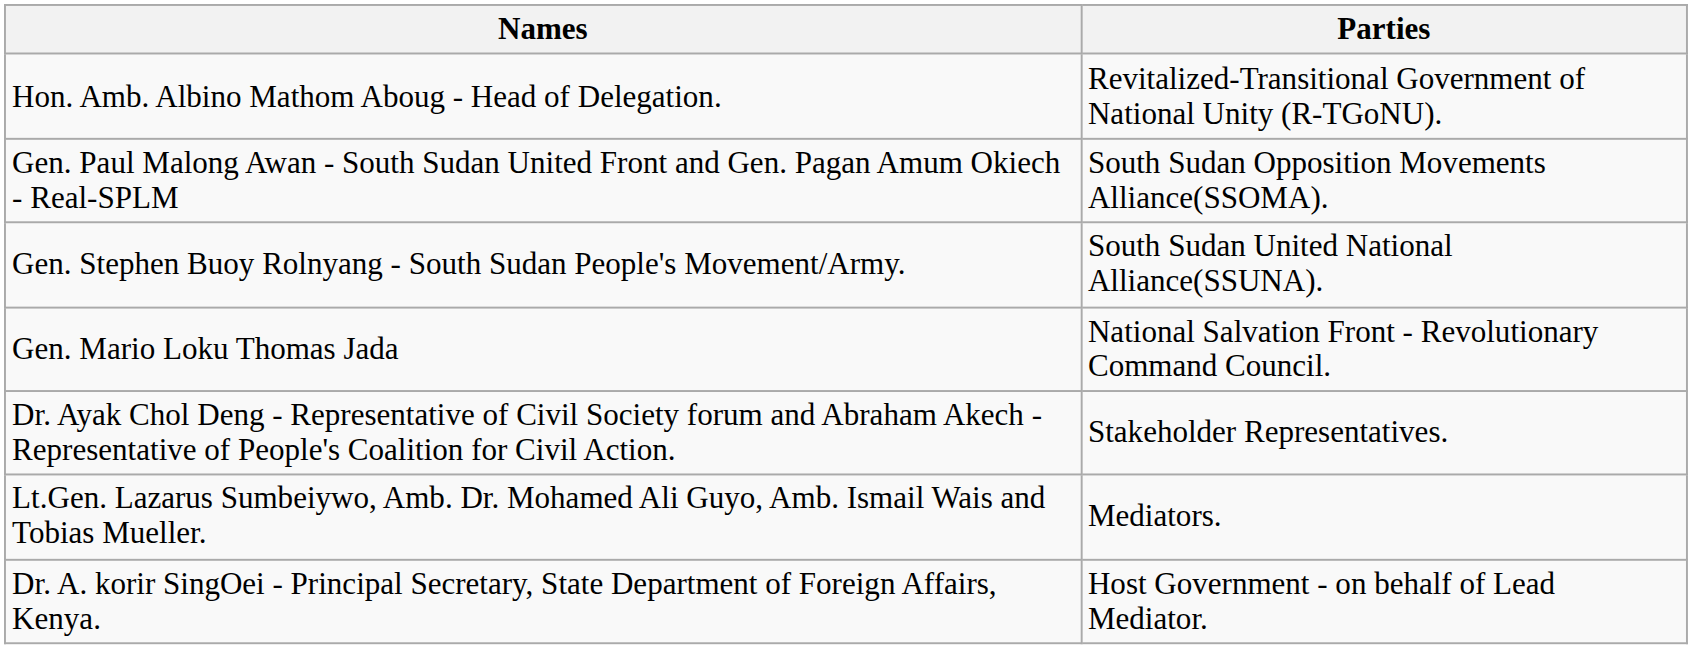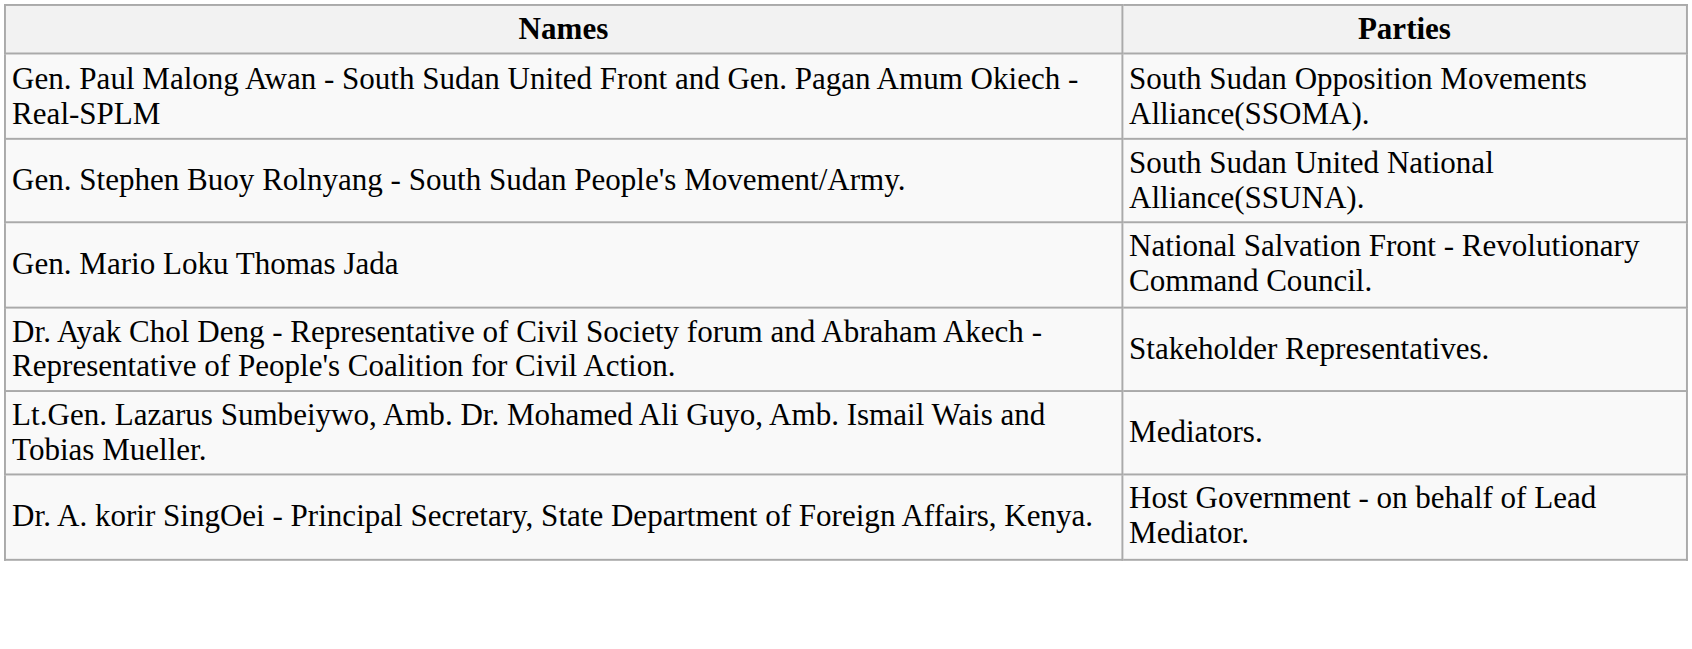- row: (367, 95)
